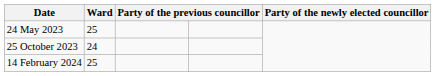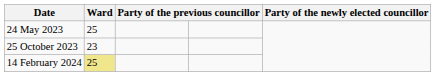(92, 46) 24 -> (92, 46) 23
(92, 63) no background -> (92, 63) khaki background
